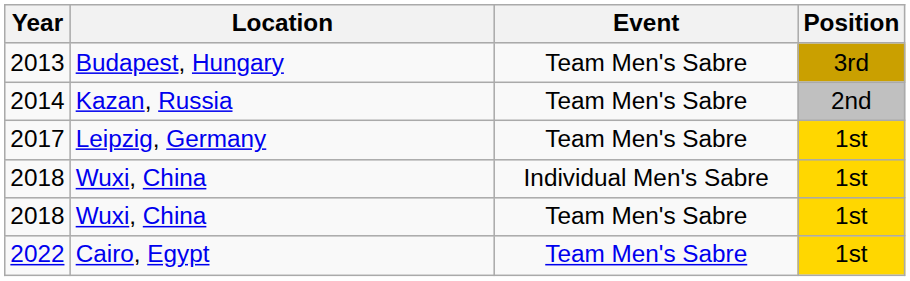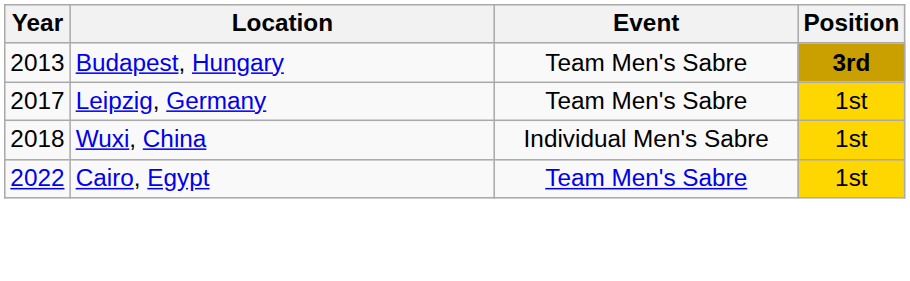(851, 62) normal -> (851, 62) bold
- row: (37, 100)
- row: (37, 216)
